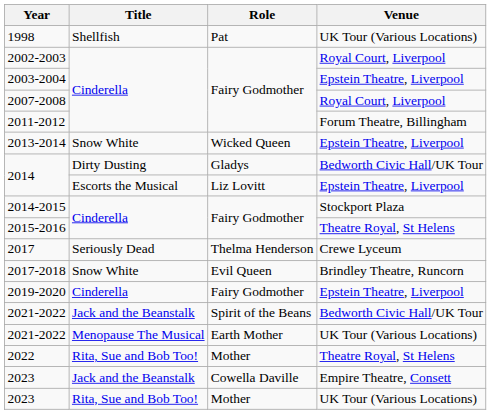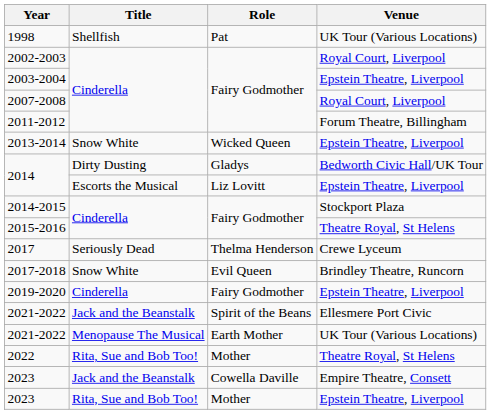(401, 313) Bedworth Civic Hall/UK Tour -> (376, 313) Ellesmere Port Civic
(398, 398) UK Tour (Various Locations) -> (392, 398) Epstein Theatre, Liverpool
